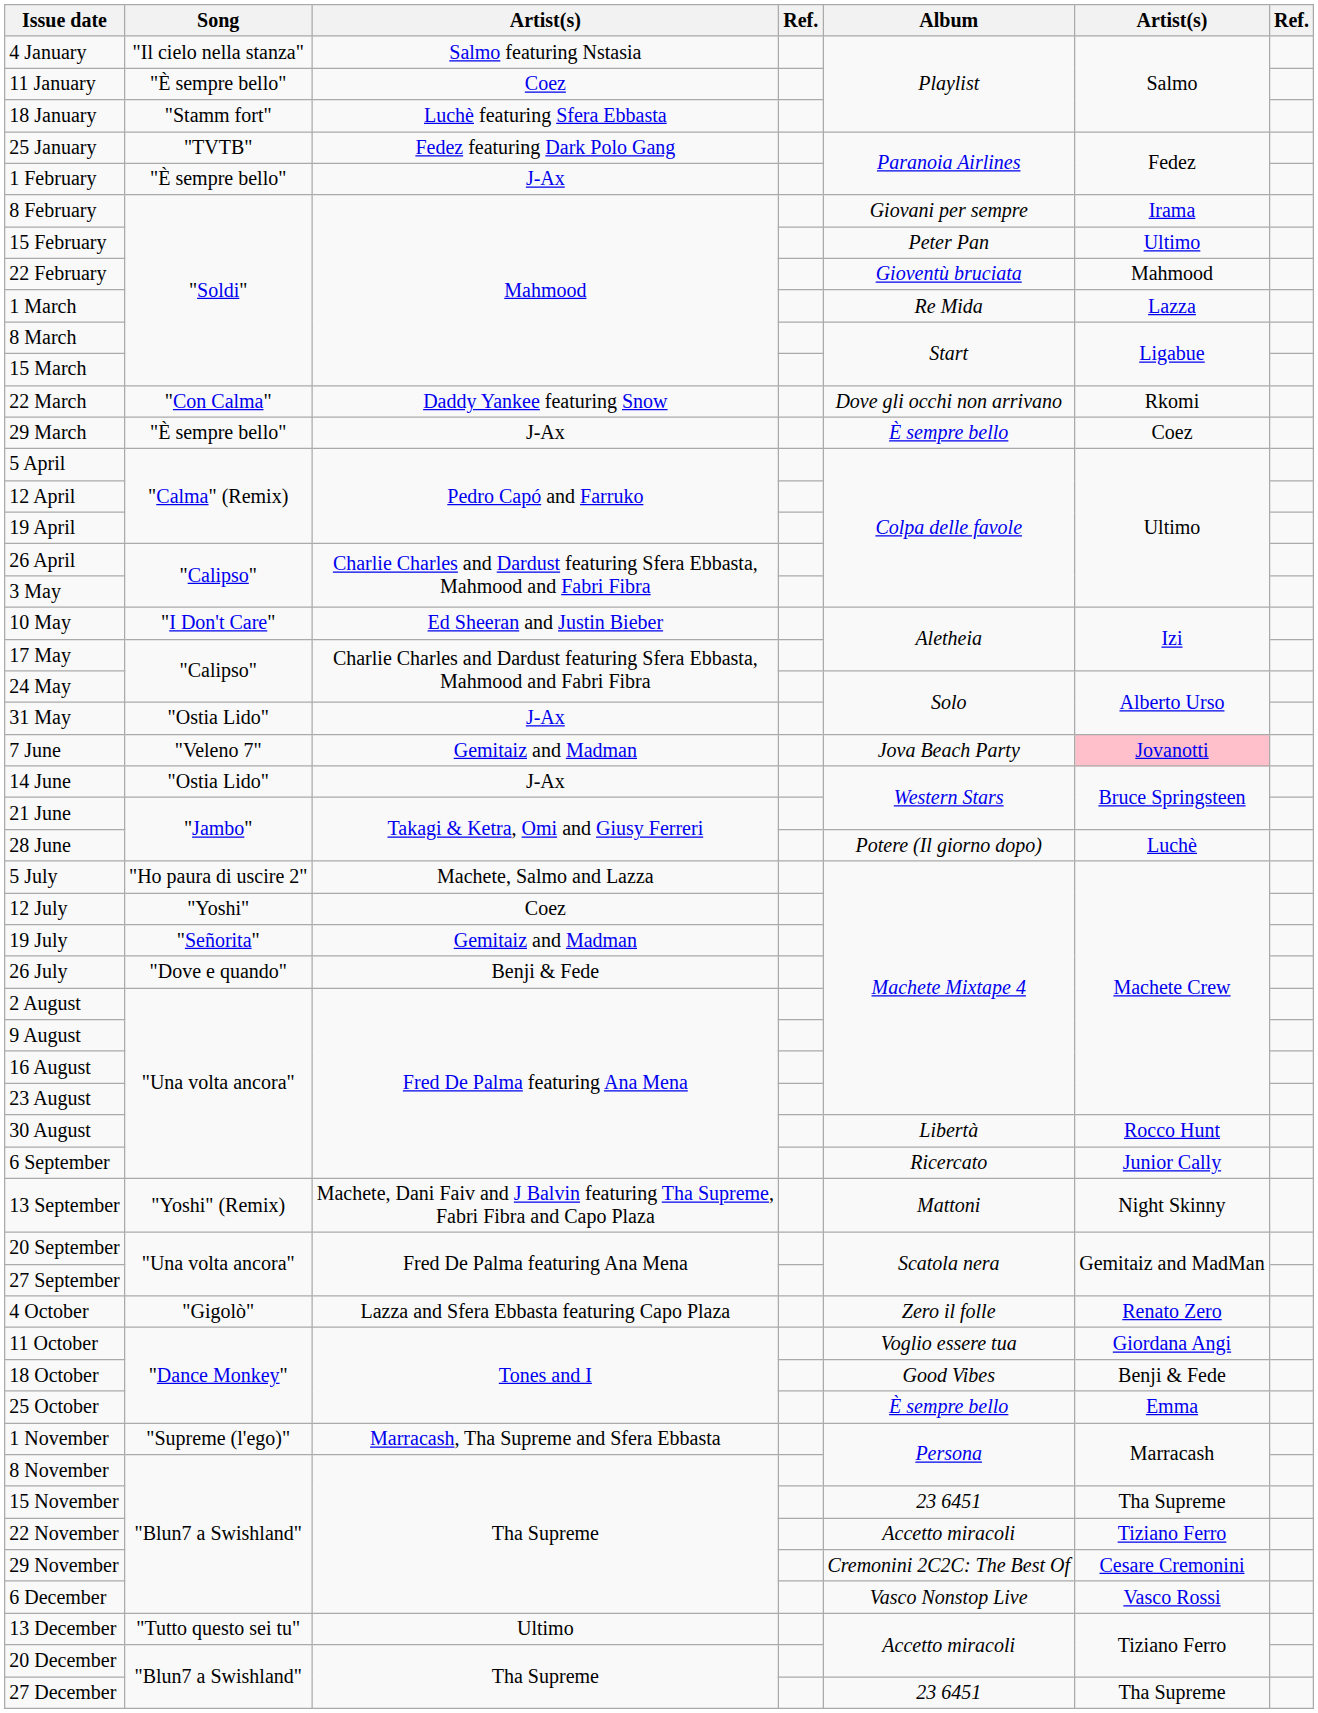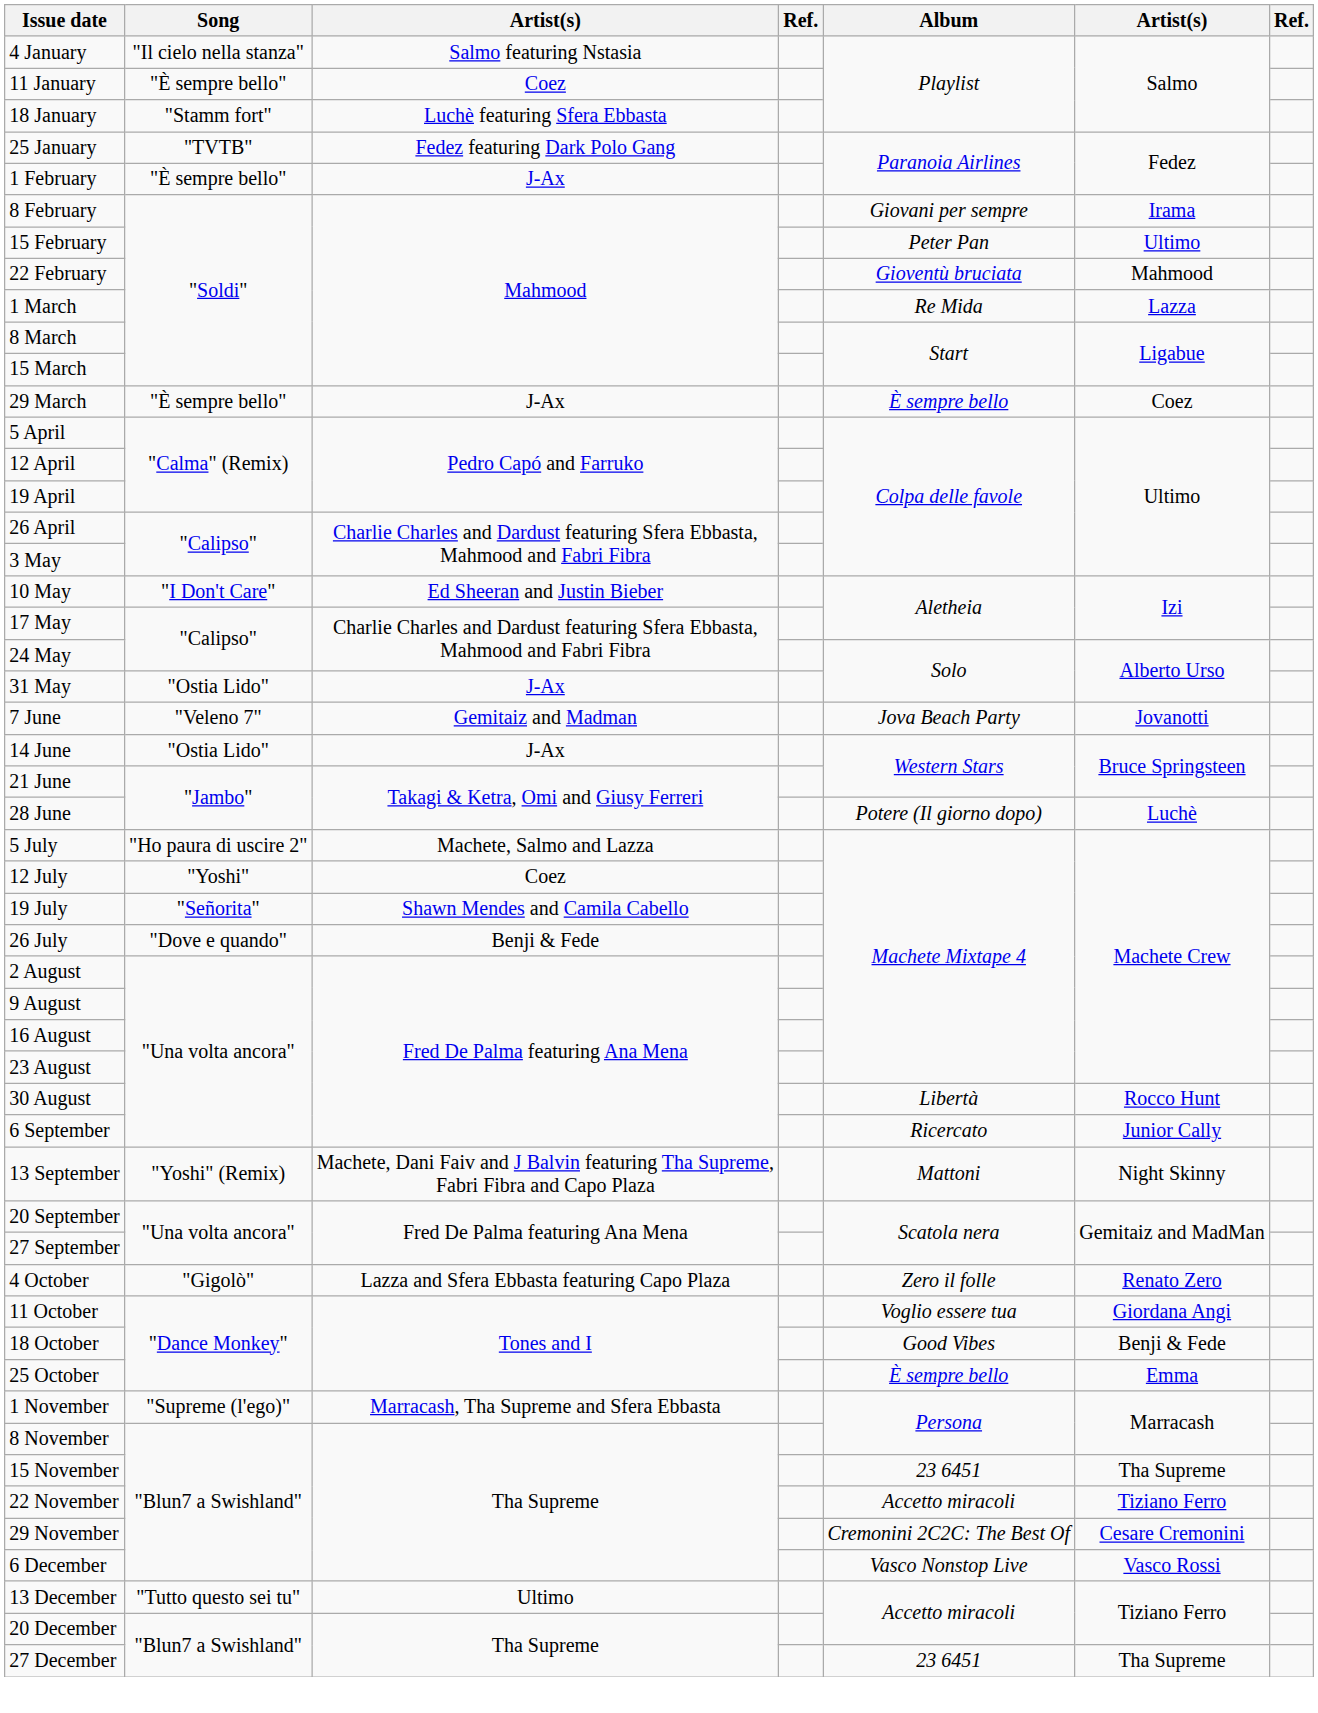- row: (48, 400)
(1172, 749) pink background -> (1172, 718) no background
(545, 940) Gemitaiz and Madman -> (545, 908) Shawn Mendes and Camila Cabello
